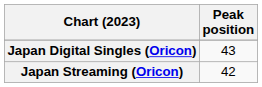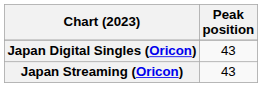(228, 72) 42 -> (228, 72) 43
